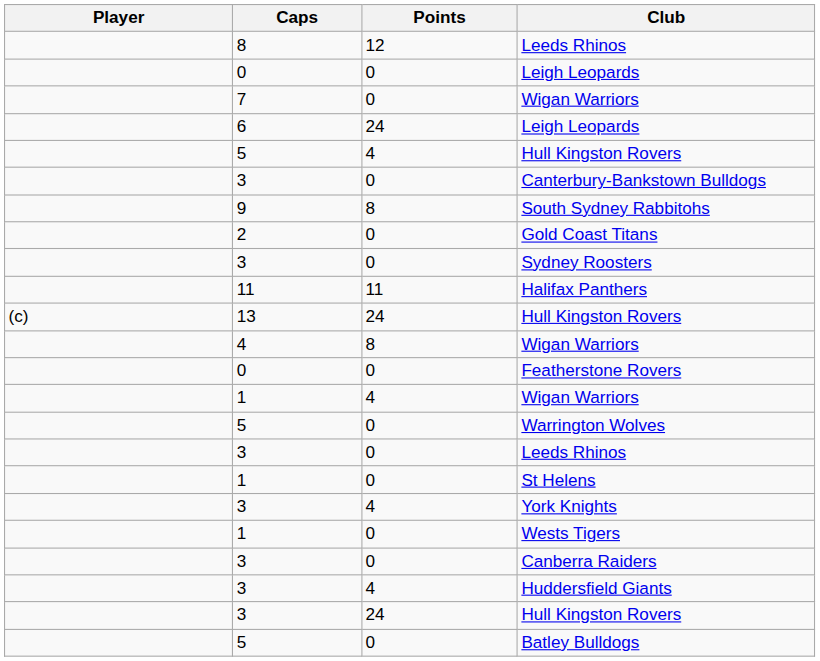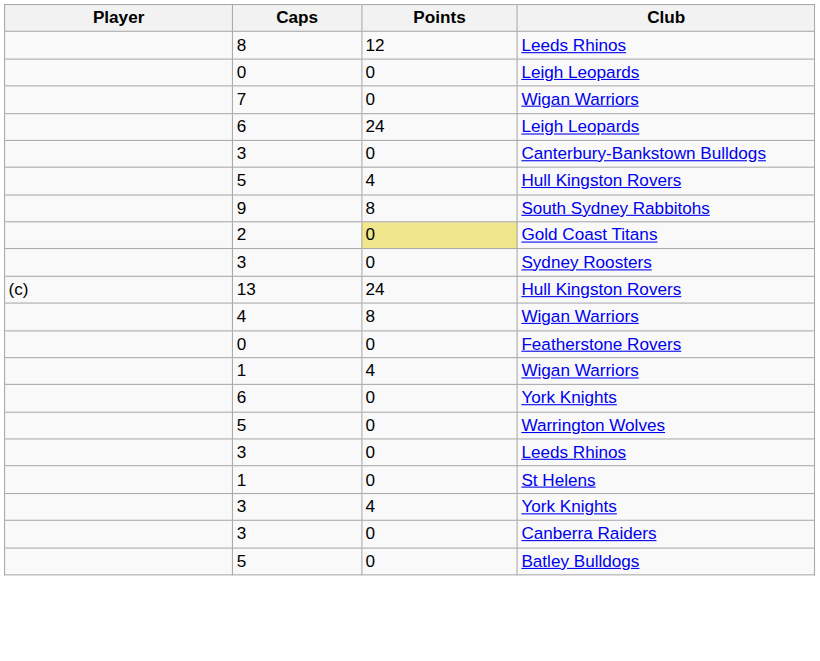rows swapped: (241, 180) <-> (241, 153)
(370, 235) no background -> (370, 235) khaki background
- row: (246, 289)
+ row: (241, 398)
- row: (241, 533)
- row: (241, 588)
- row: (241, 615)
